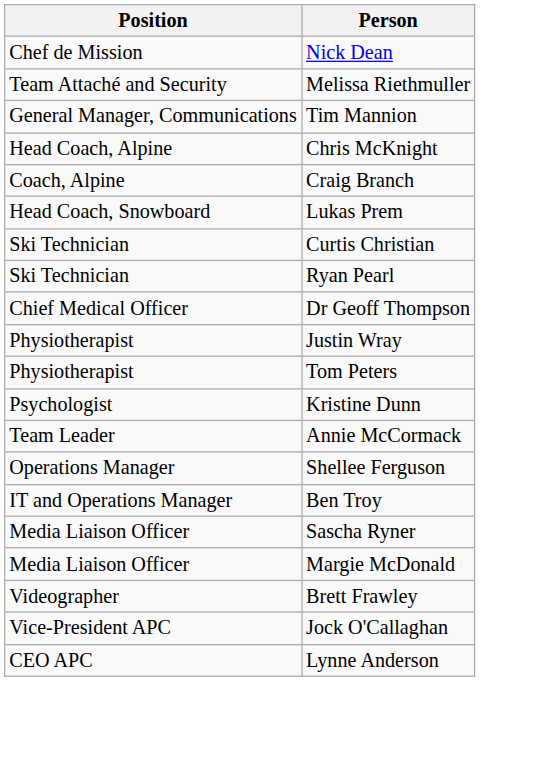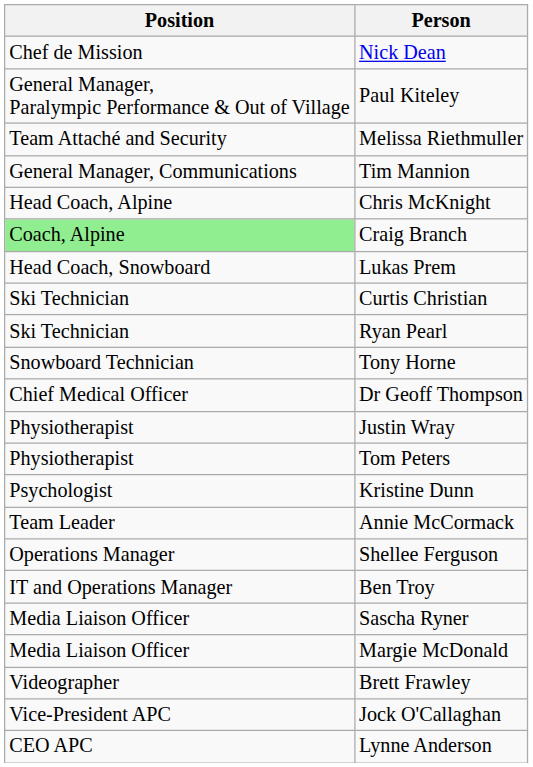+ row: (409, 95)
(67, 180) no background -> (67, 235) lightgreen background
+ row: (407, 362)
